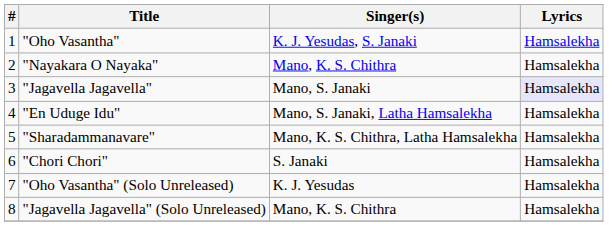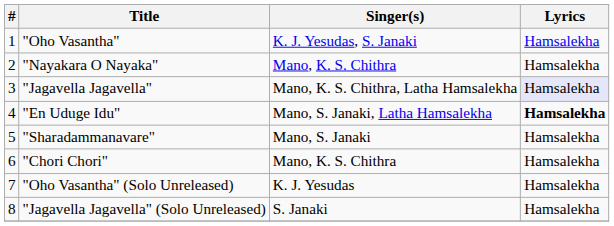(322, 88) Mano, S. Janaki -> (395, 88) Mano, K. S. Chithra, Latha Hamsalekha
(562, 112) normal -> (565, 112) bold
(395, 137) Mano, K. S. Chithra, Latha Hamsalekha -> (322, 137) Mano, S. Janaki
(300, 161) S. Janaki -> (335, 161) Mano, K. S. Chithra
(335, 209) Mano, K. S. Chithra -> (300, 209) S. Janaki
